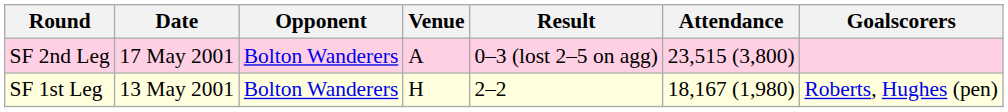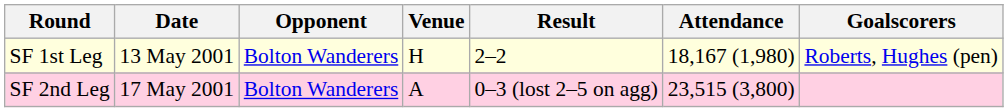rows swapped: (56, 89) <-> (60, 55)
